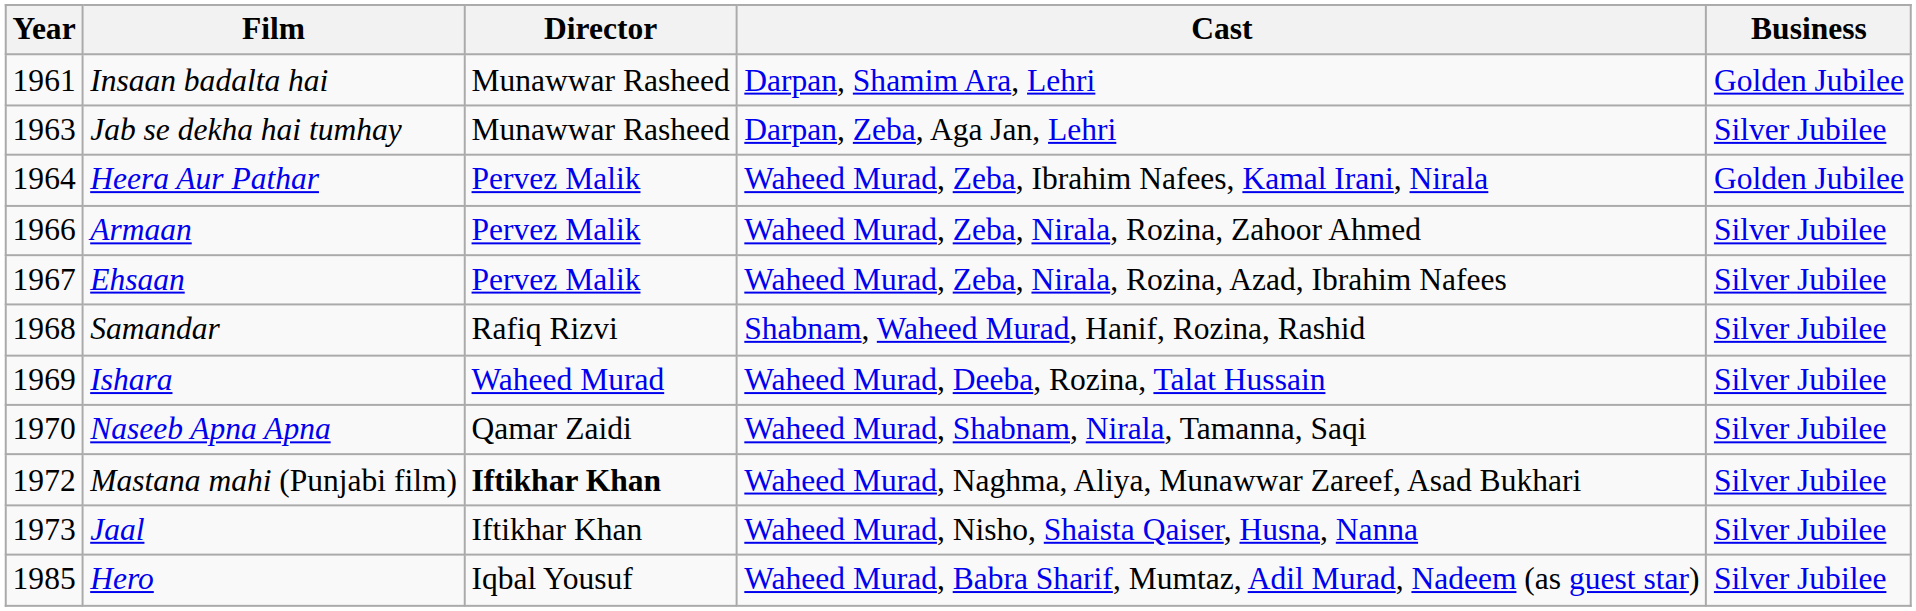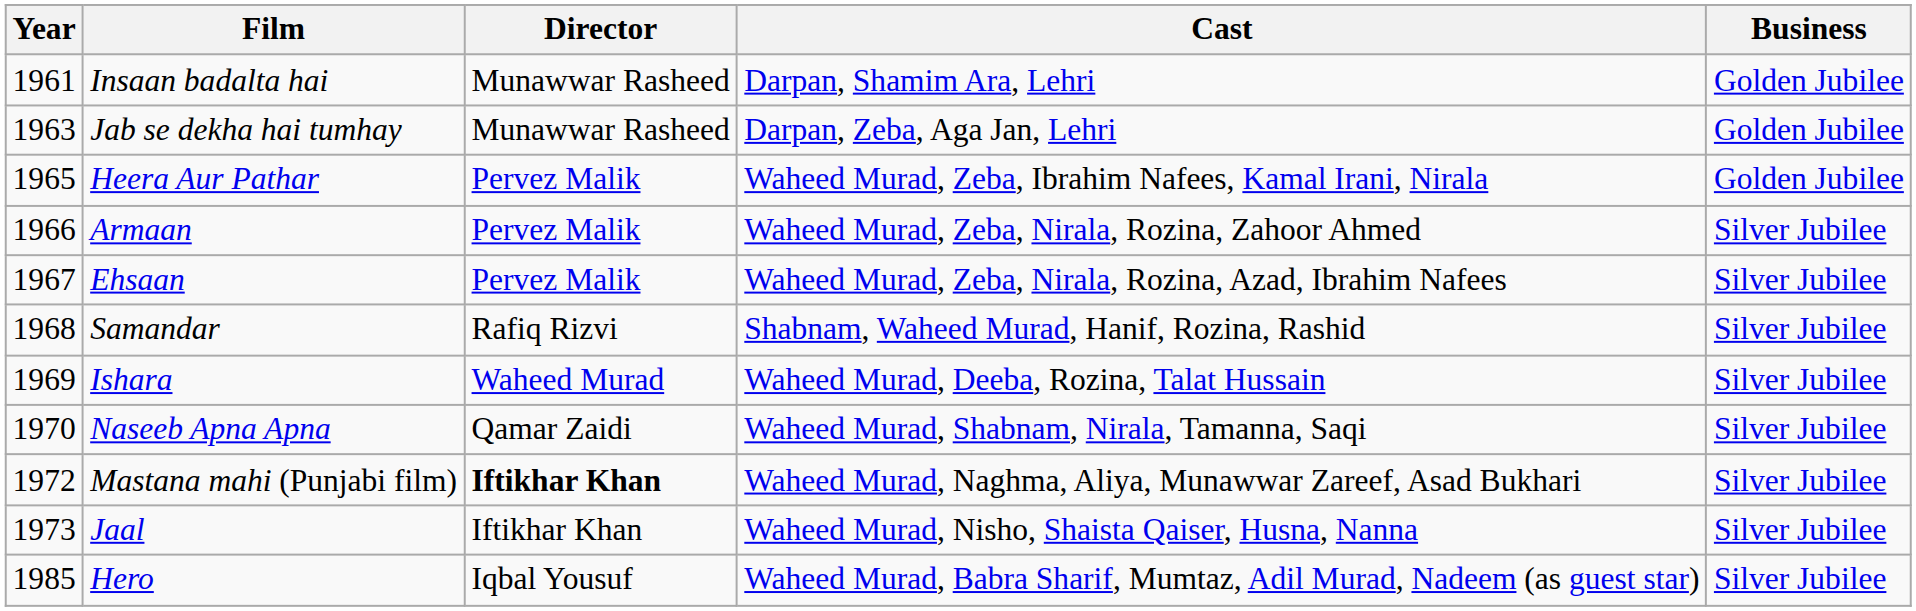(1800, 129) Silver Jubilee -> (1809, 129) Golden Jubilee
(44, 179) 1964 -> (44, 179) 1965
